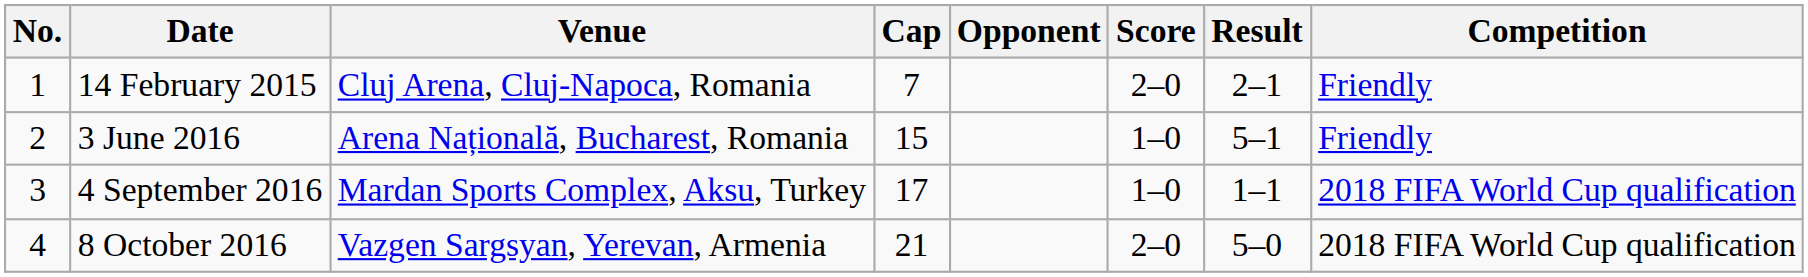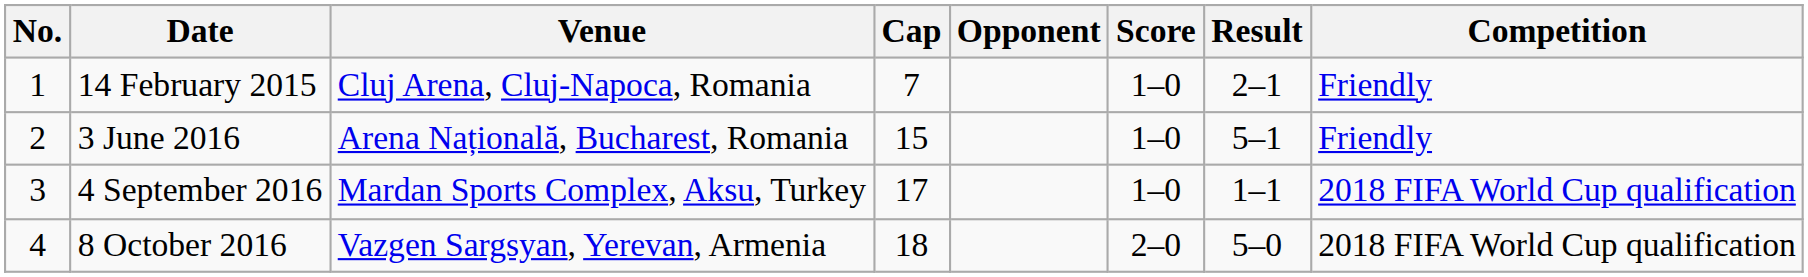(1156, 84) 2–0 -> (1156, 84) 1–0
(911, 244) 21 -> (911, 244) 18
